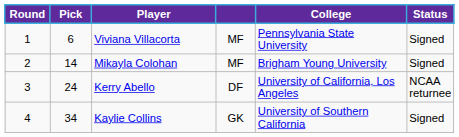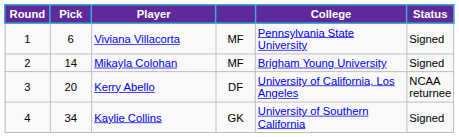(71, 87) 24 -> (71, 87) 20
